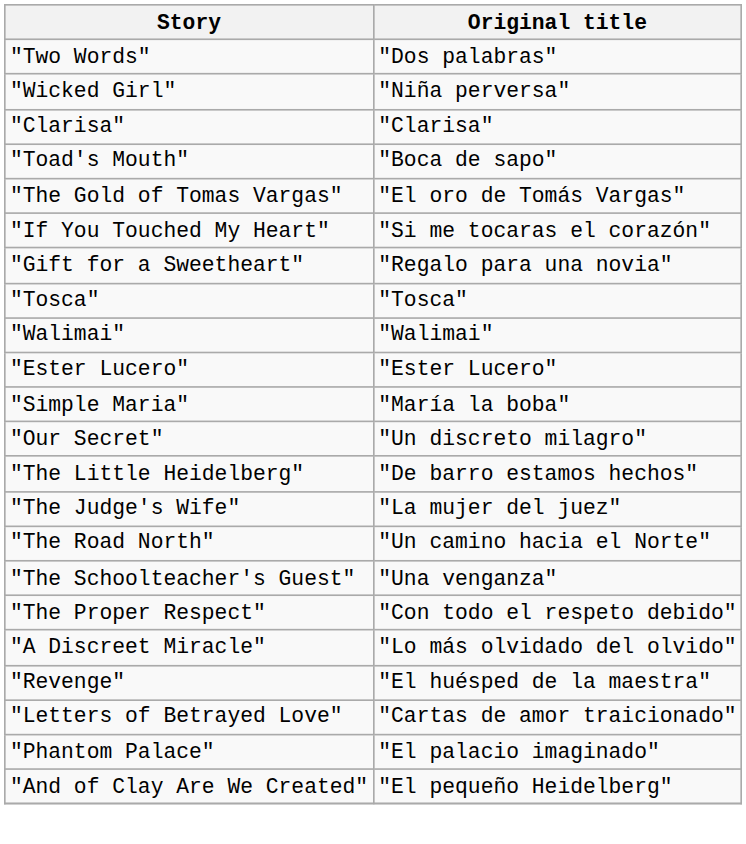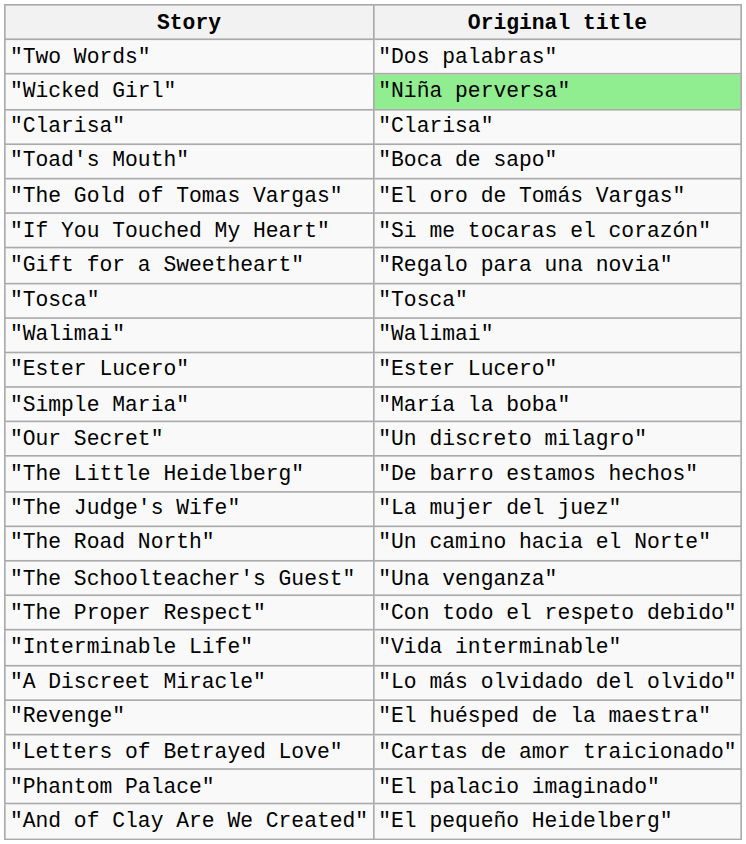(474, 92) no background -> (474, 92) lightgreen background
+ row: (131, 648)
